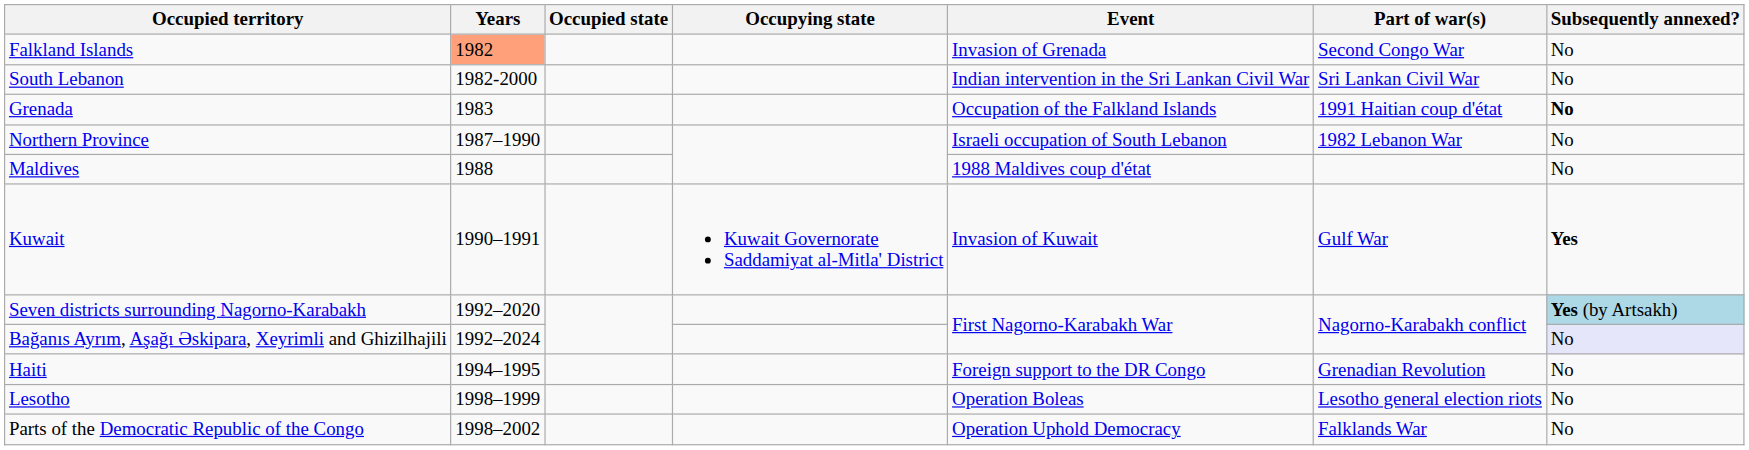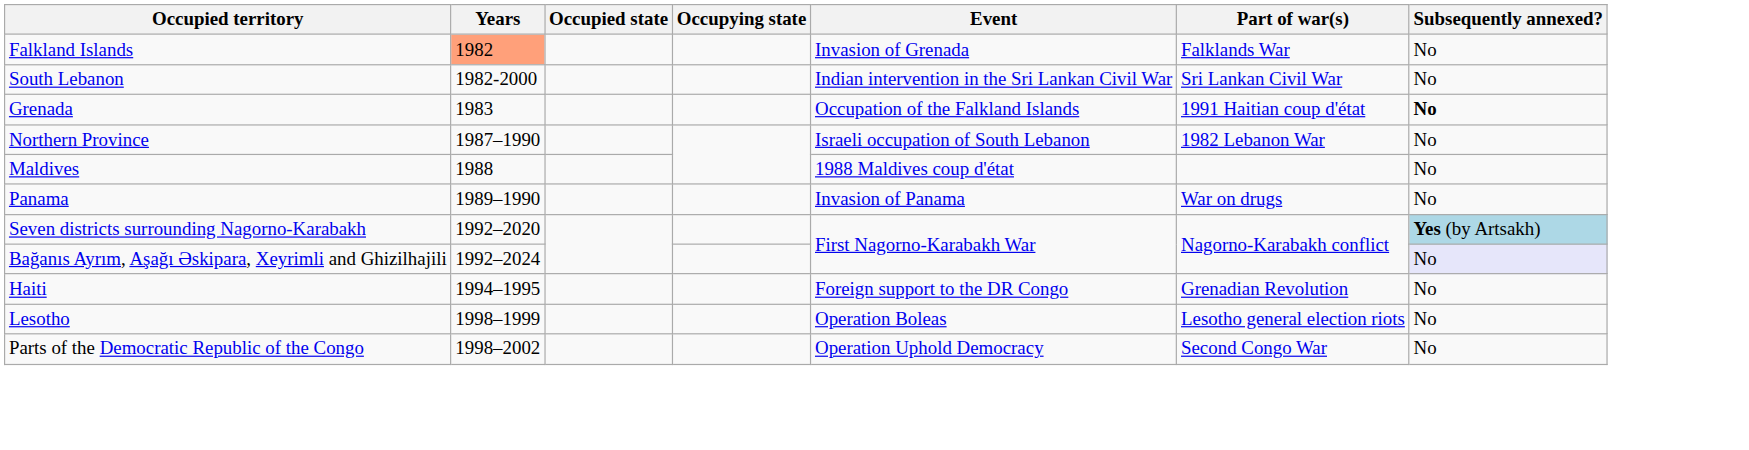(1391, 49) Second Congo War -> (1235, 49) Falklands War
+ row: (39, 199)
- row: (37, 239)
(1372, 429) Falklands War -> (1254, 348) Second Congo War
